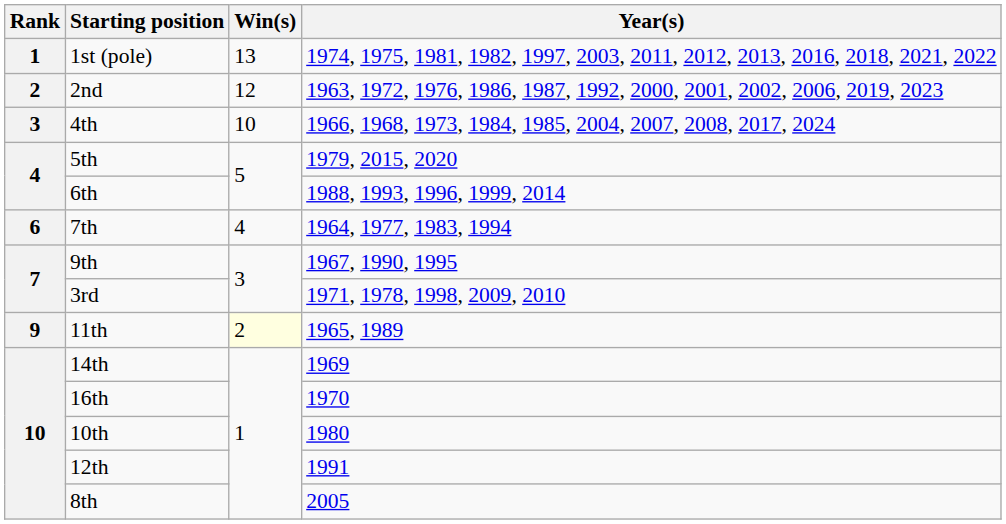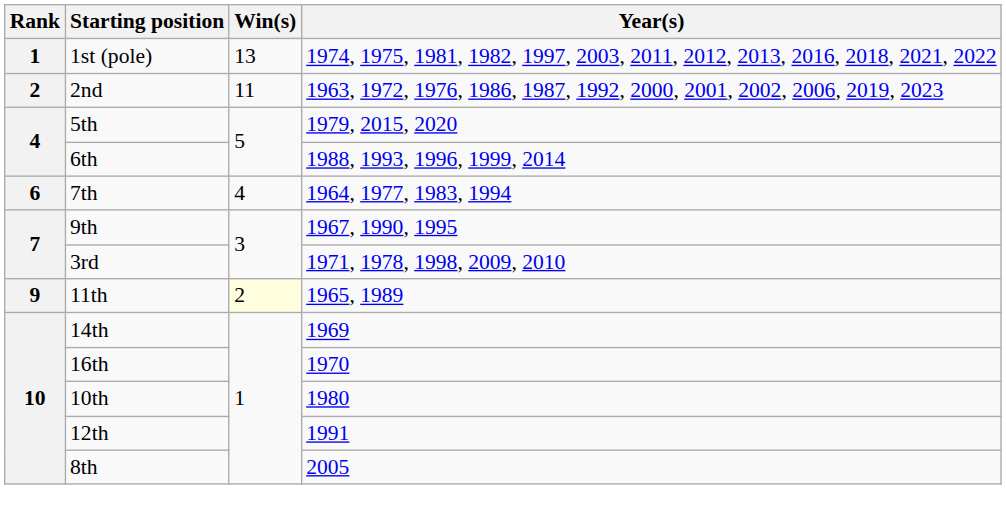(245, 90) 12 -> (245, 90) 11
- row: (84, 124)
